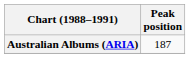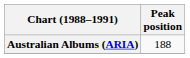(163, 44) 187 -> (163, 44) 188
